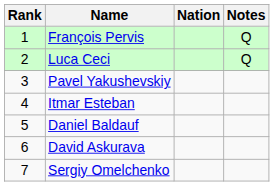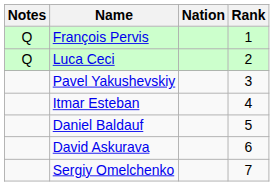columns swapped: (25, 15) <-> (246, 15)
